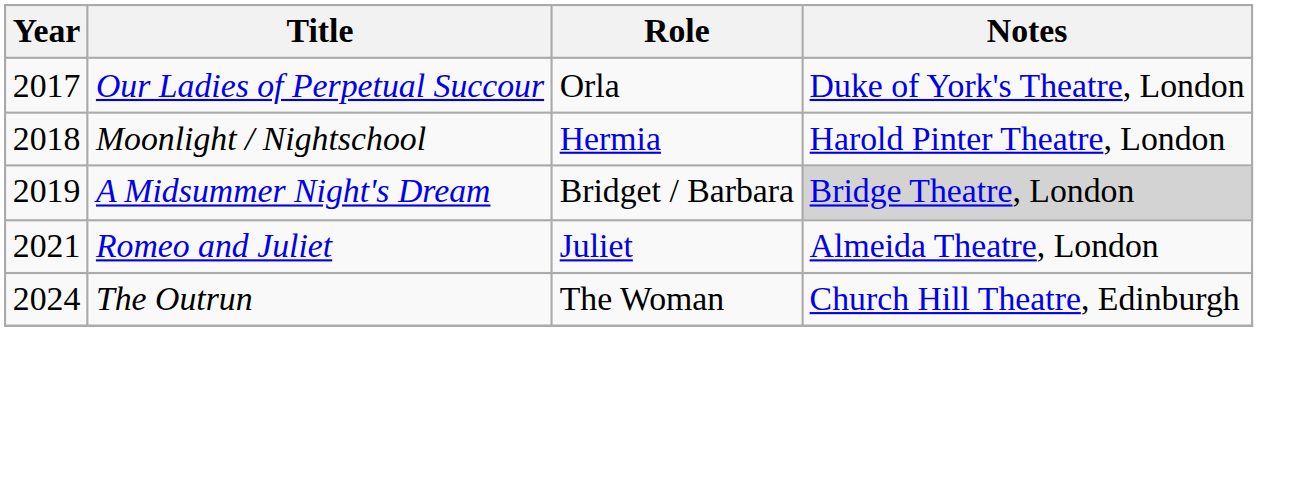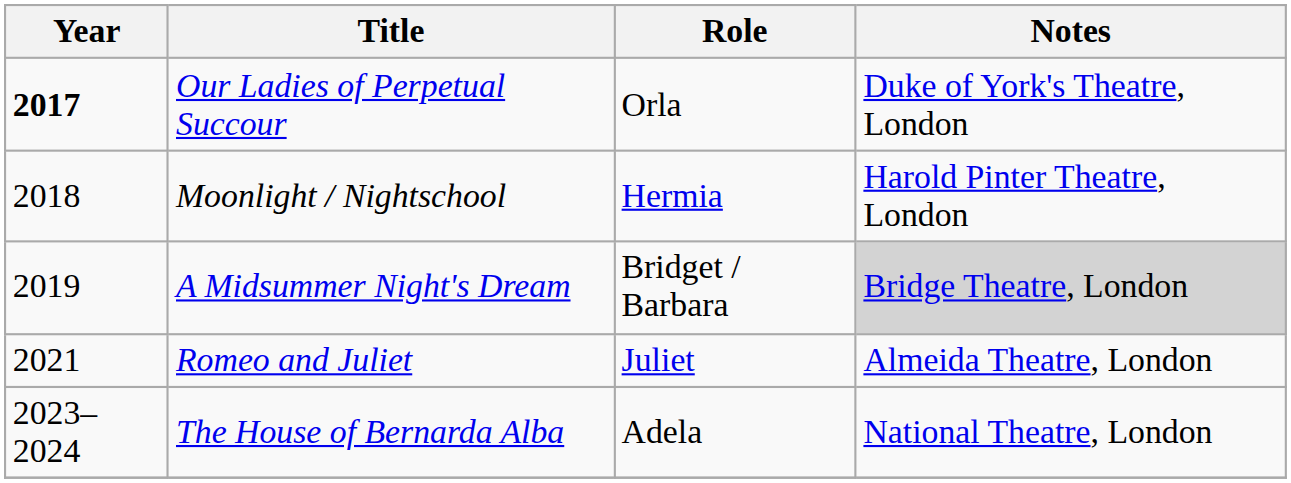(47, 84) normal -> (47, 103) bold
+ row: (370, 431)
- row: (174, 298)
